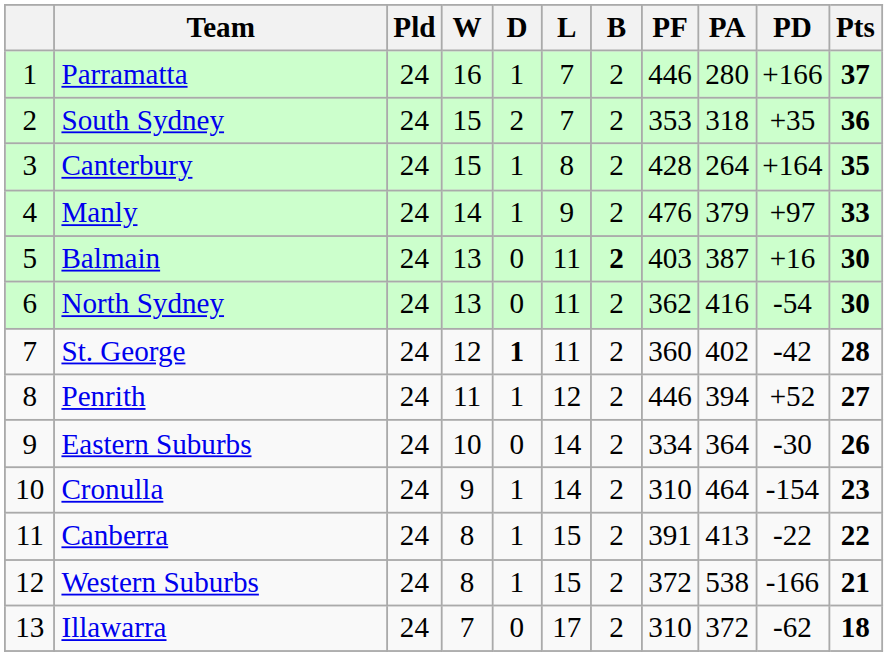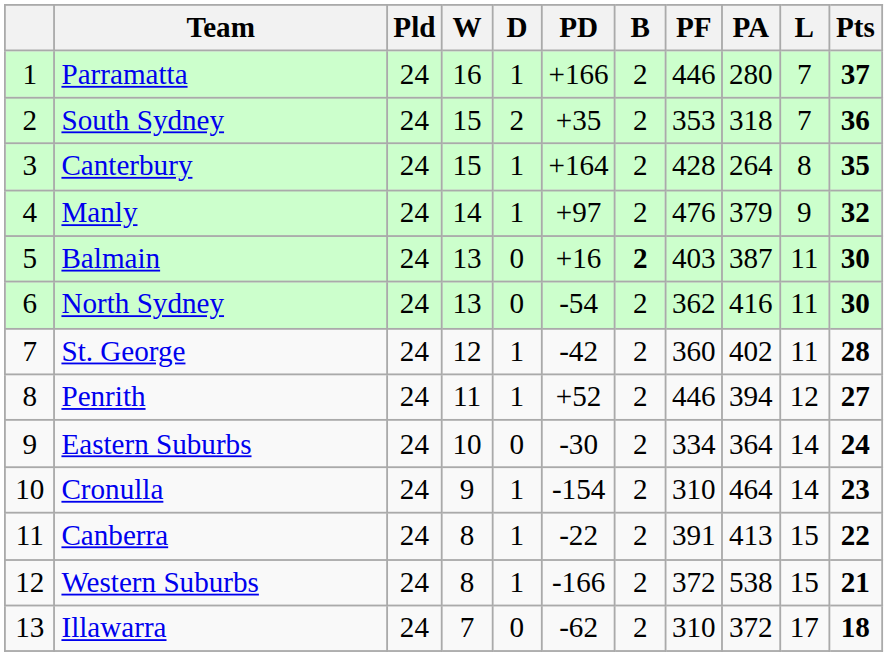columns swapped: (567, 27) <-> (792, 27)
(855, 212) 33 -> (855, 212) 32
(517, 350) bold -> (517, 350) normal
(855, 443) 26 -> (855, 443) 24
